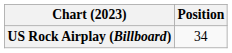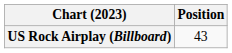(201, 36) 34 -> (201, 36) 43
